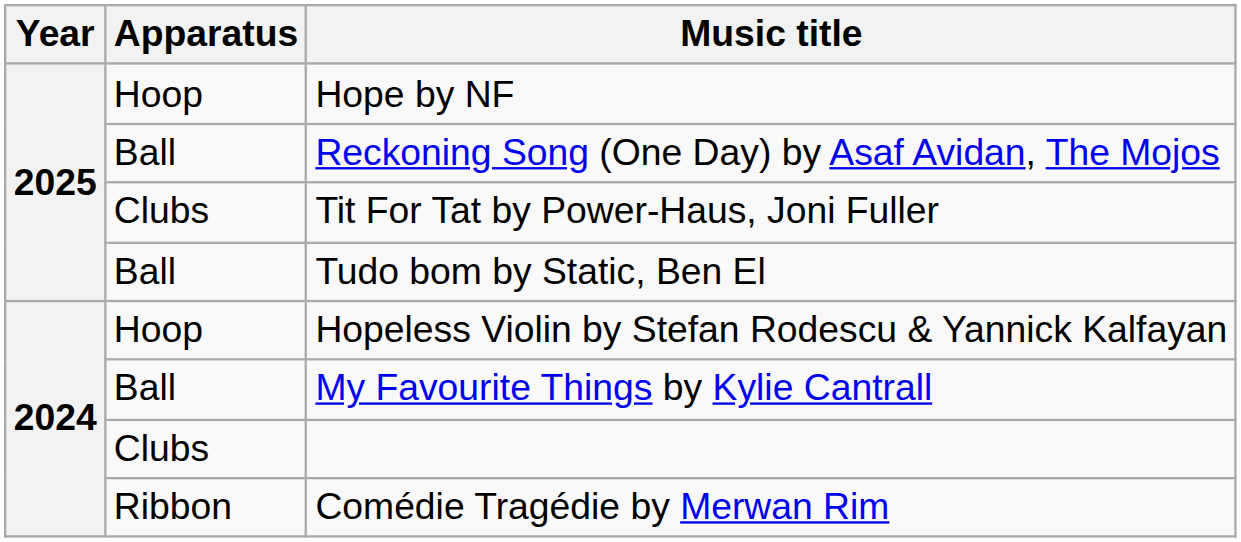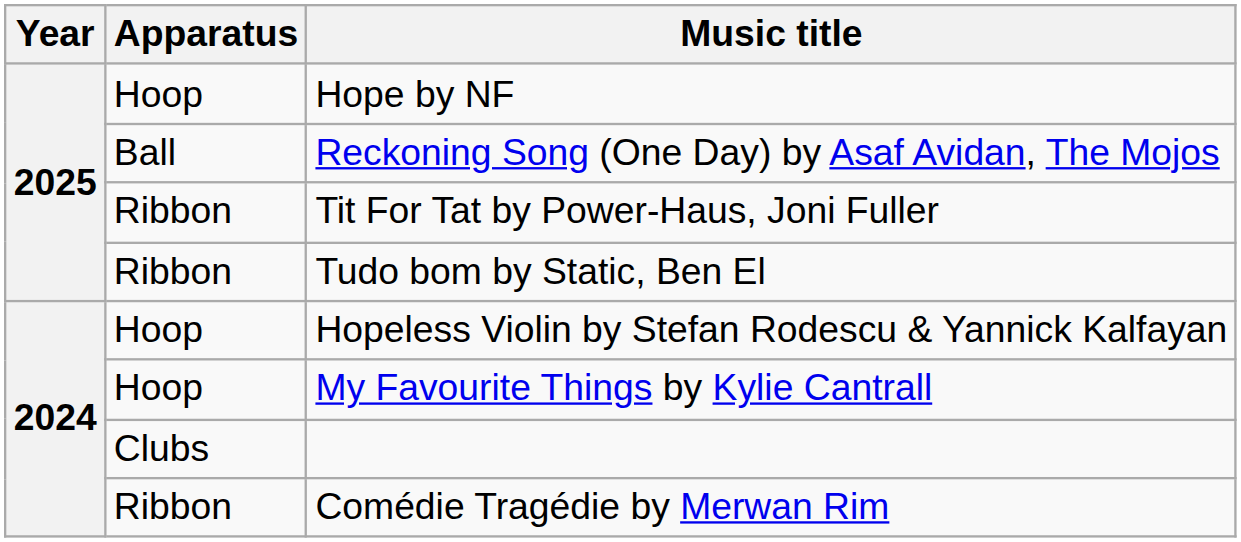(162, 211) Clubs -> (173, 211) Ribbon
(145, 270) Ball -> (173, 270) Ribbon
(145, 388) Ball -> (158, 388) Hoop
